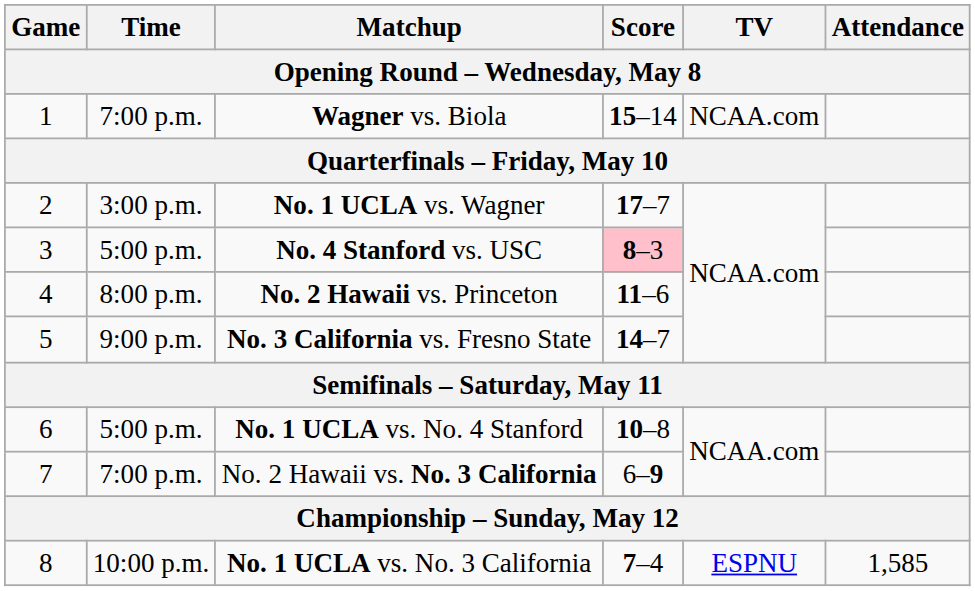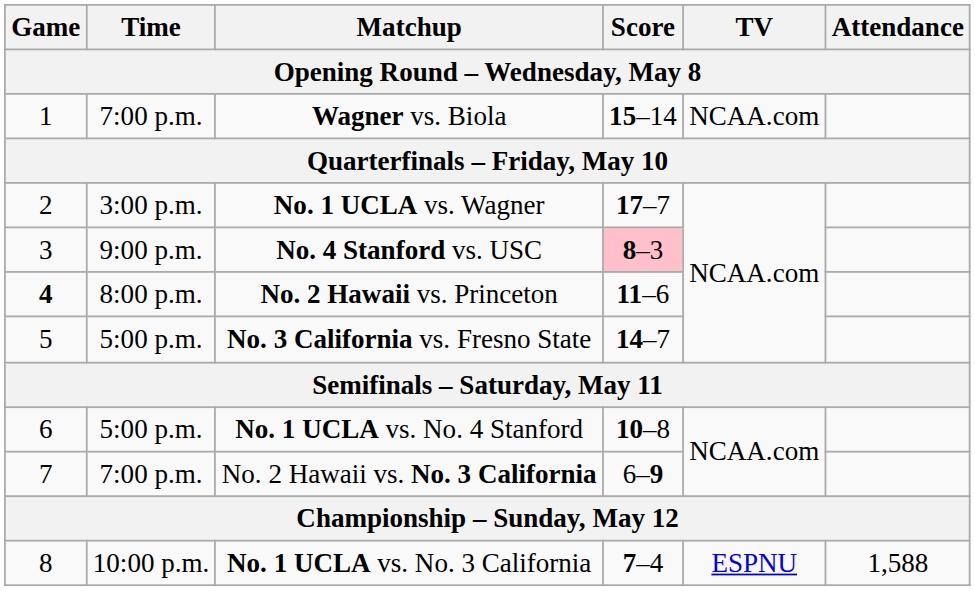(151, 250) 5:00 p.m. -> (151, 250) 9:00 p.m.
(46, 294) normal -> (46, 294) bold
(151, 339) 9:00 p.m. -> (151, 339) 5:00 p.m.
(898, 562) 1,585 -> (898, 562) 1,588
